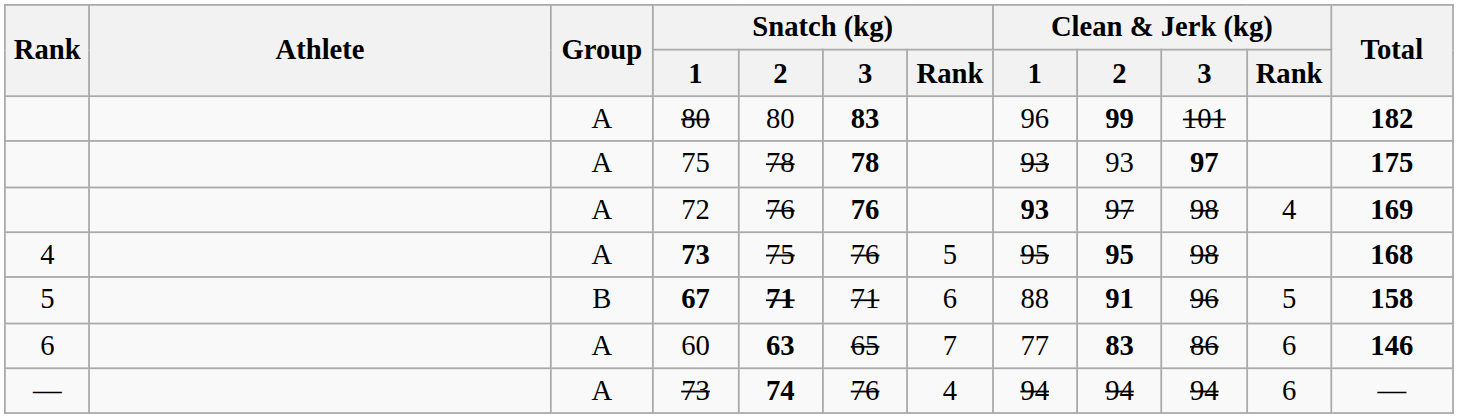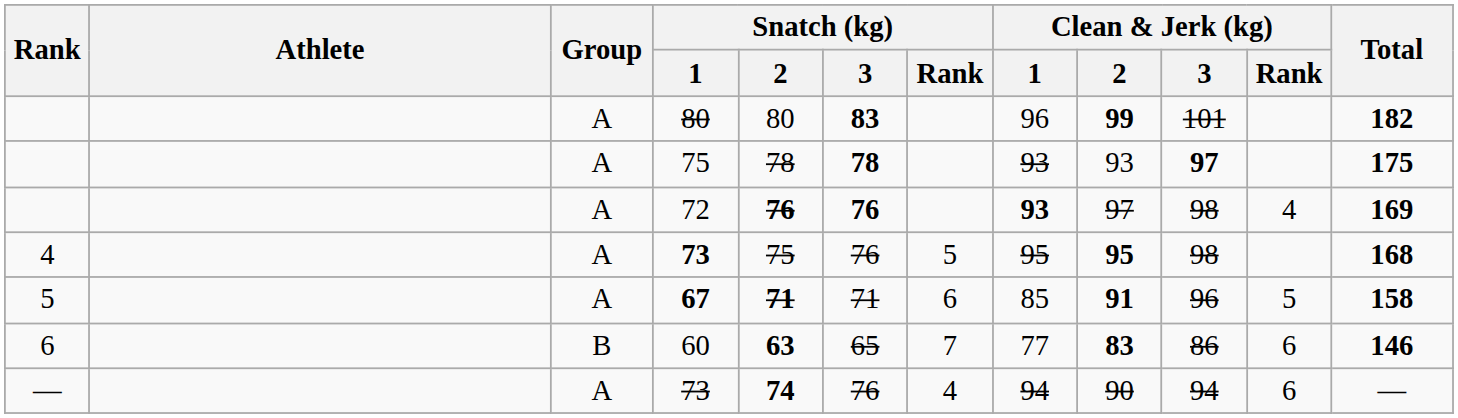(780, 208) normal -> (780, 208) bold
(602, 299) B -> (602, 299) A
(1035, 299) 88 -> (1035, 299) 85
(602, 345) A -> (602, 345) B
(1120, 390) 94 -> (1120, 390) 90
